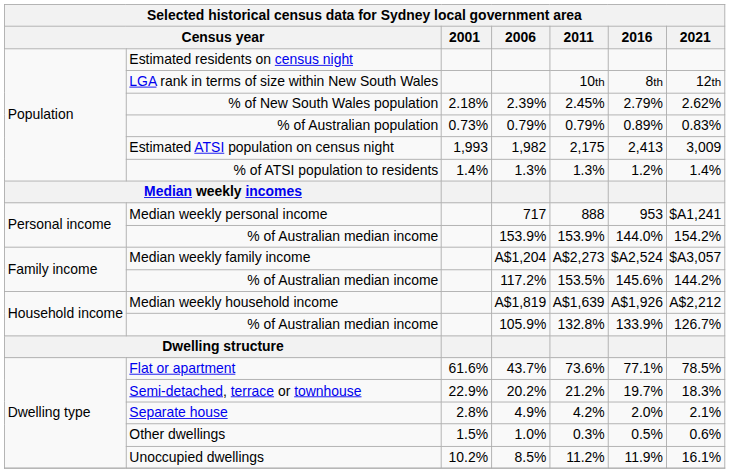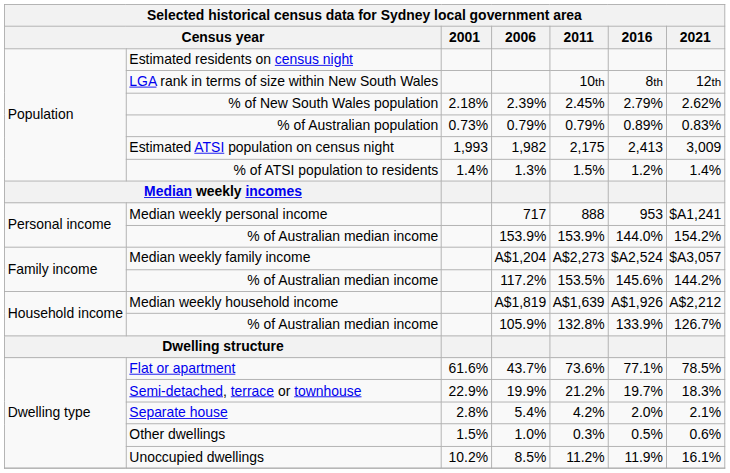(587, 170) 1.3% -> (587, 170) 1.5%
(525, 390) 20.2% -> (525, 390) 19.9%
(529, 412) 4.9% -> (529, 412) 5.4%
